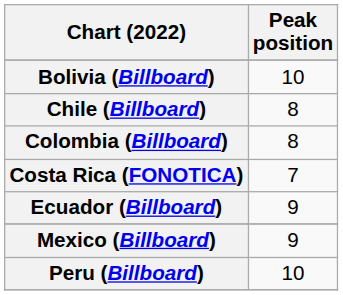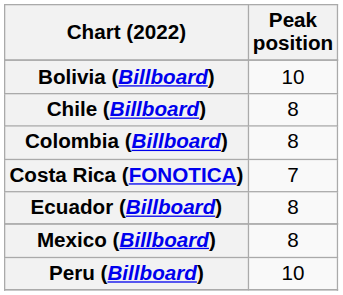(293, 207) 9 -> (293, 207) 8
(293, 240) 9 -> (293, 240) 8
